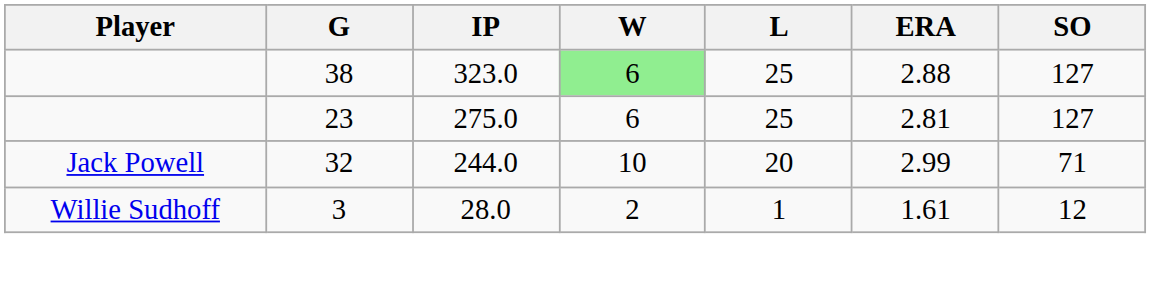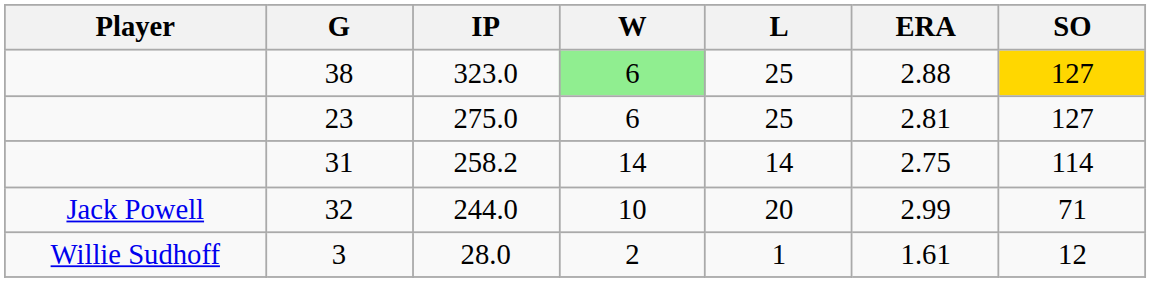(1072, 72) no background -> (1072, 72) gold background
+ row: (486, 163)
